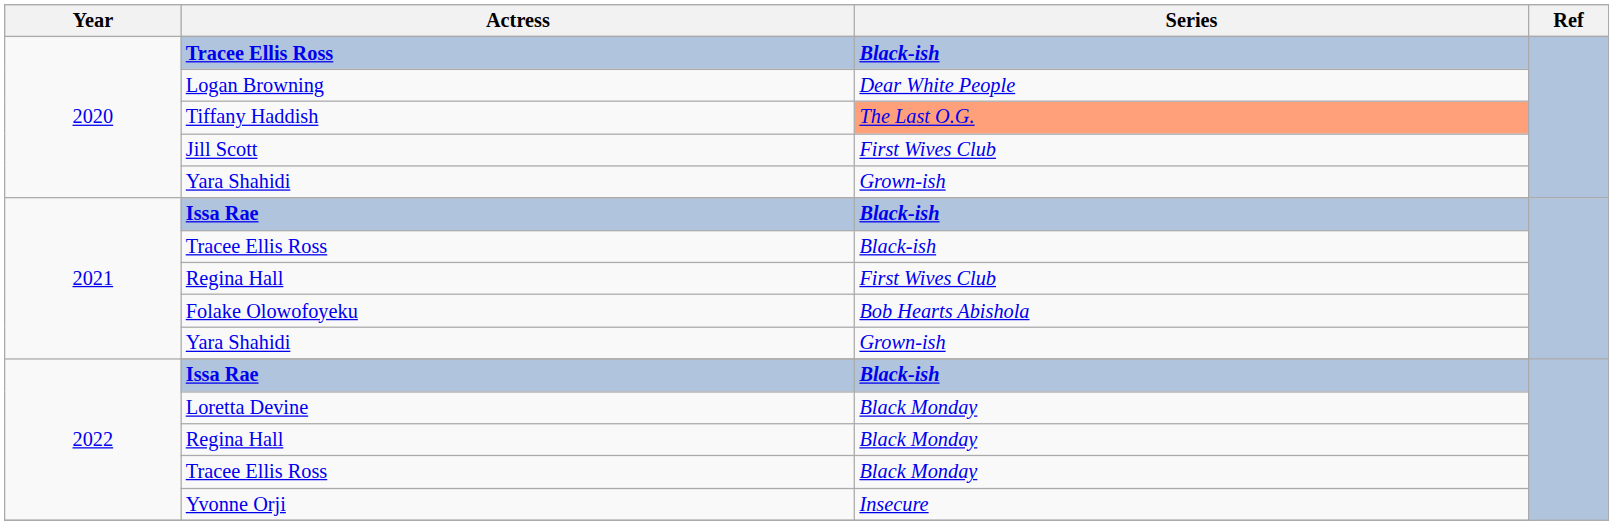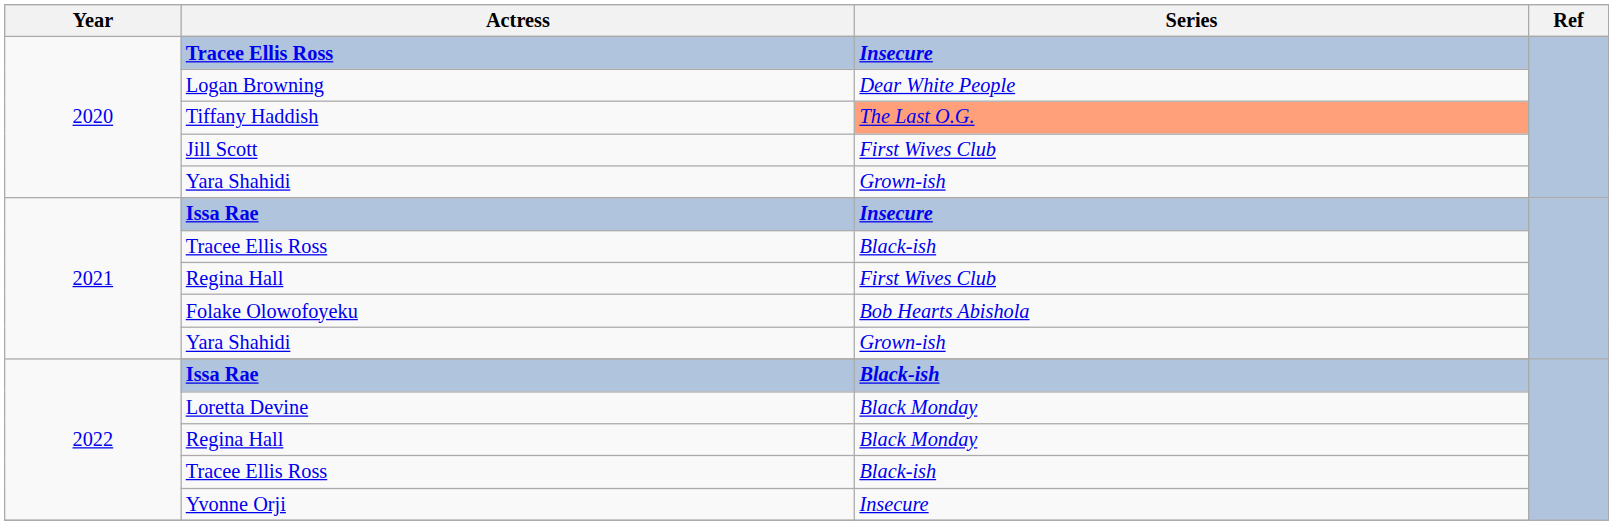(900, 52) Black-ish -> (896, 52) Insecure
(900, 213) Black-ish -> (896, 213) Insecure
(918, 471) Black Monday -> (898, 471) Black-ish
